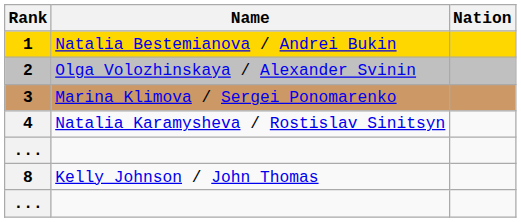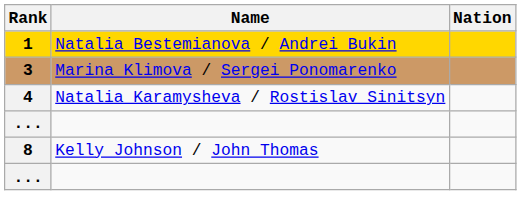- row: (28, 71)
